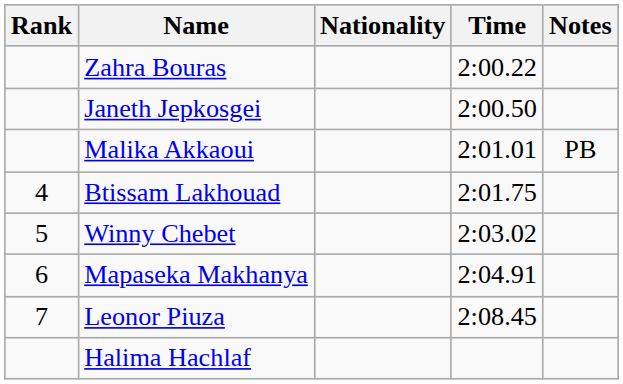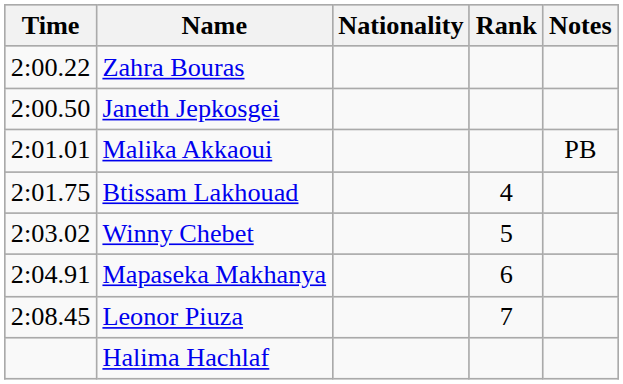columns swapped: (42, 25) <-> (497, 25)
